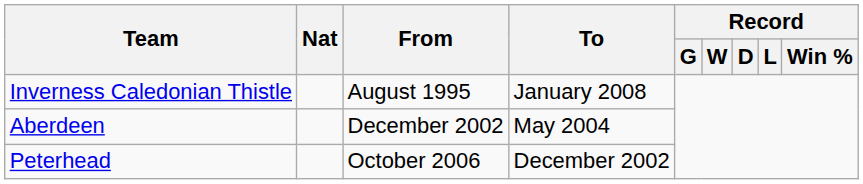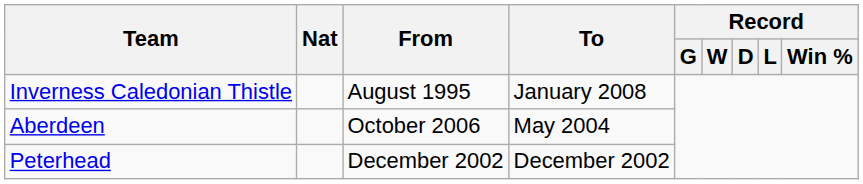(426, 126) December 2002 -> (414, 126) October 2006
(414, 160) October 2006 -> (426, 160) December 2002
